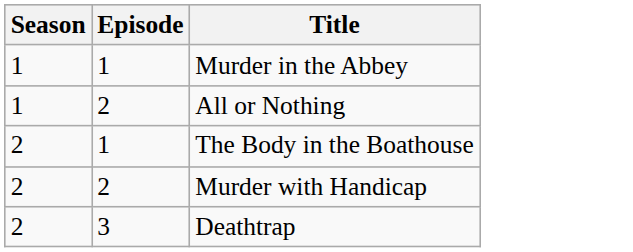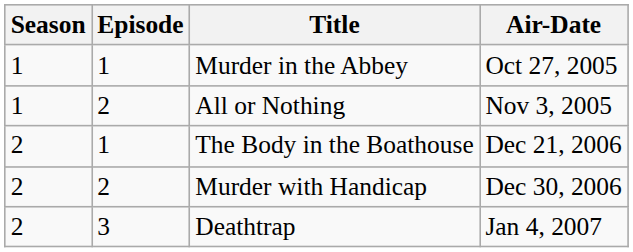+ column: (554, 24)
